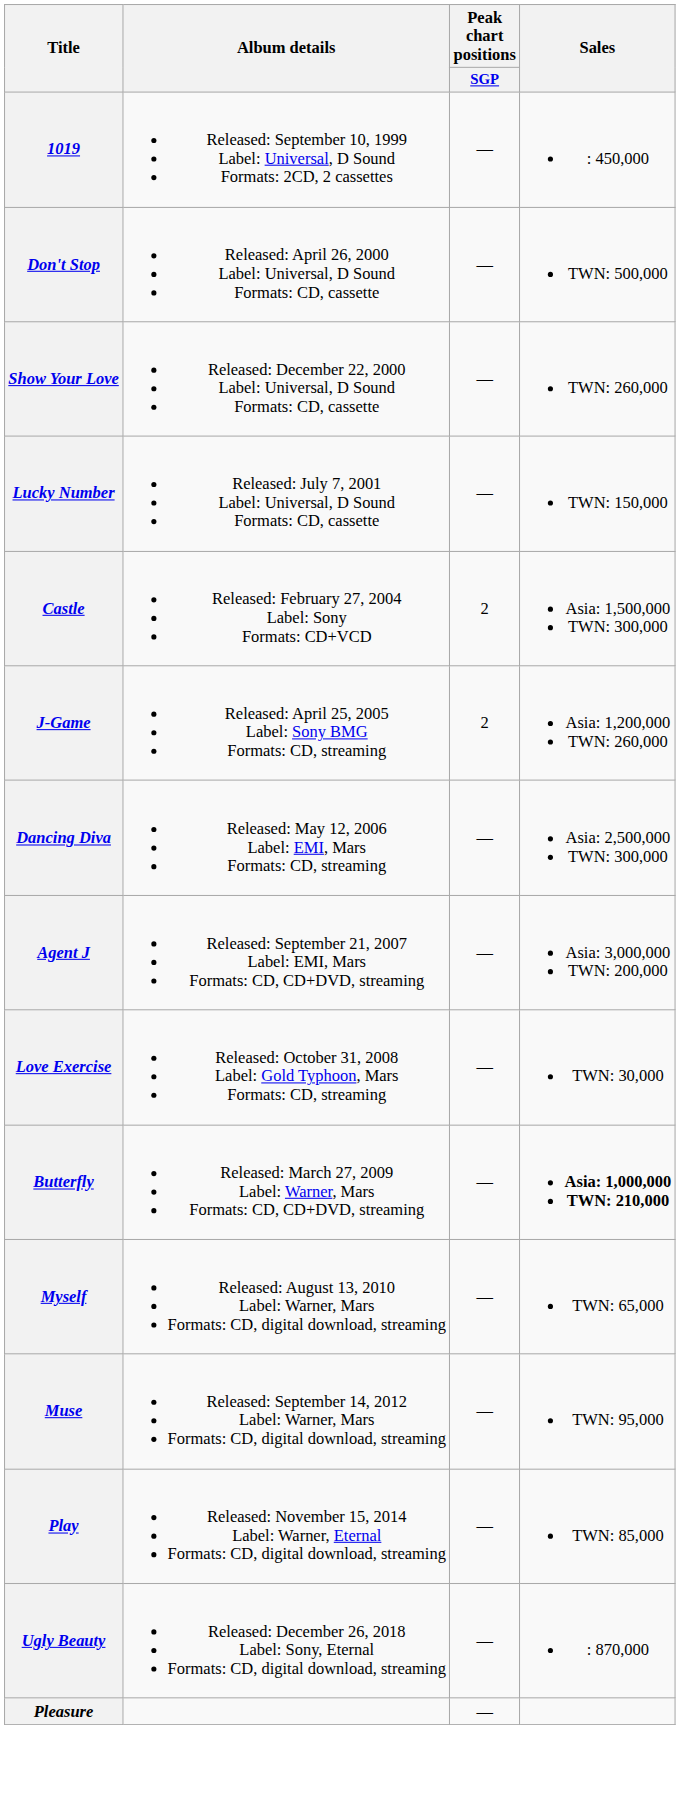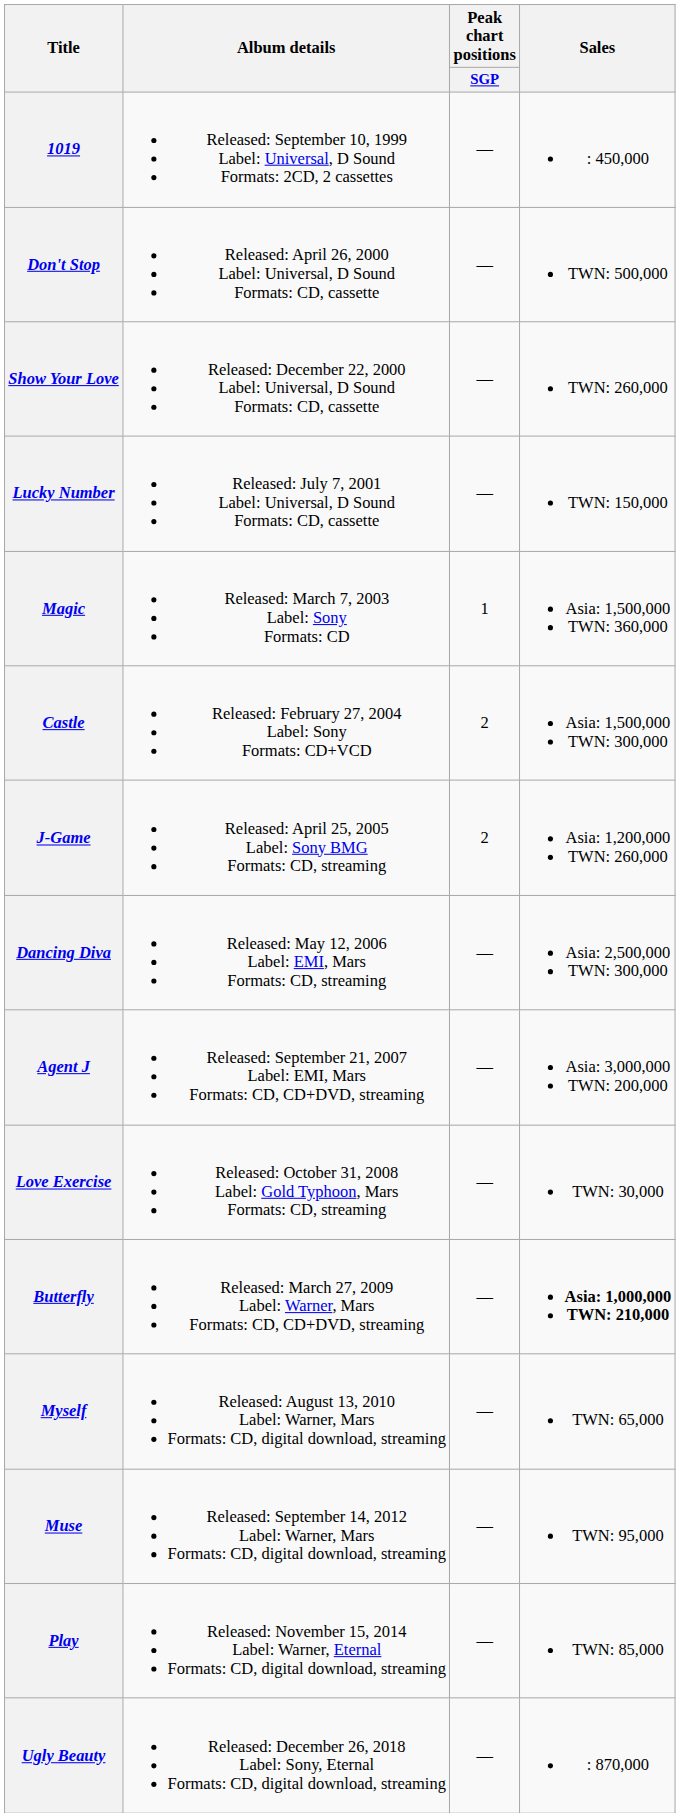+ row: (64, 608)
- row: (64, 1711)
